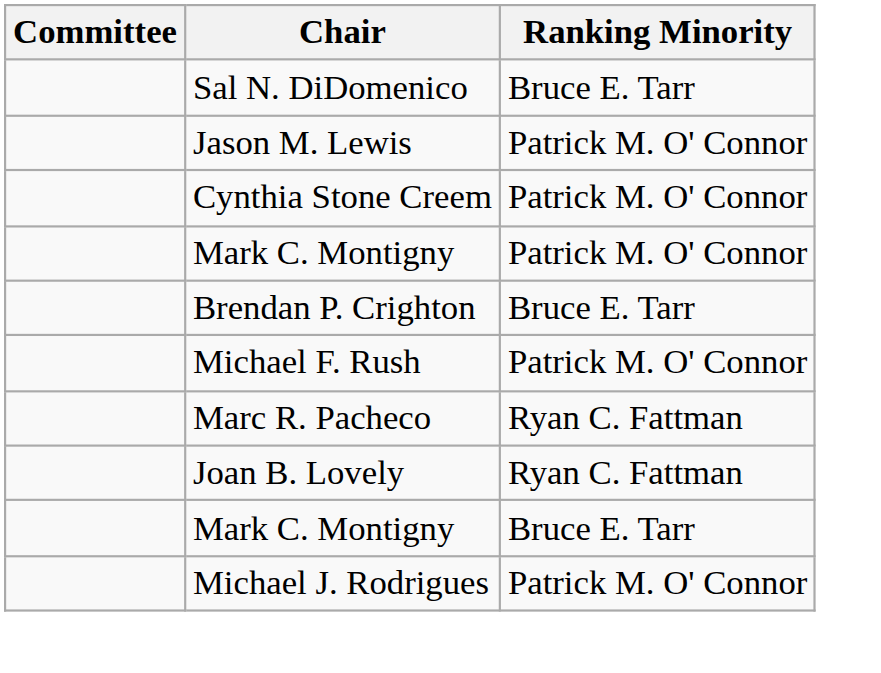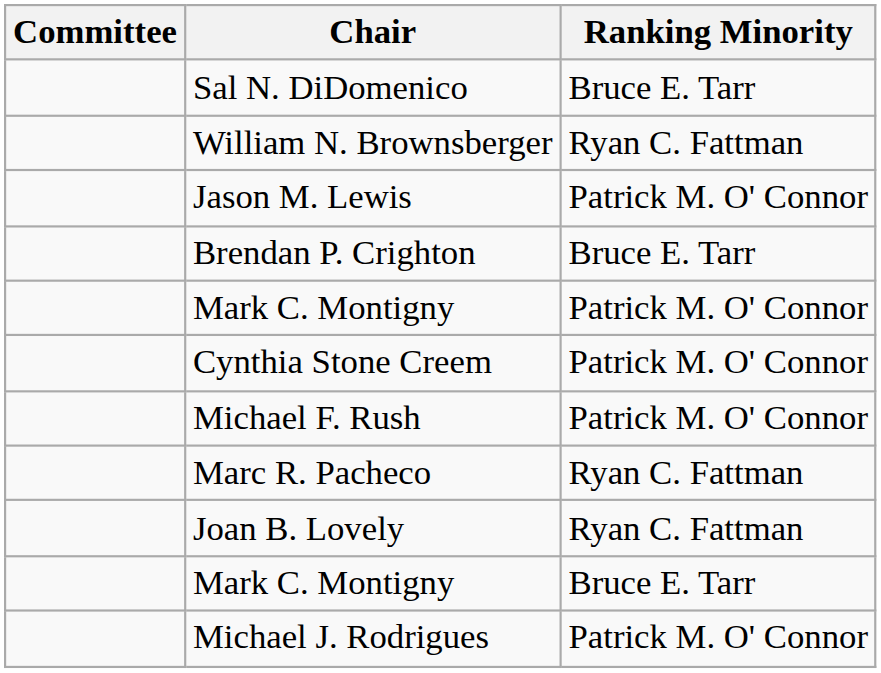+ row: (373, 142)
rows swapped: (342, 197) <-> (334, 307)
